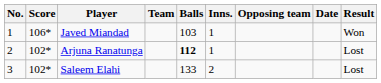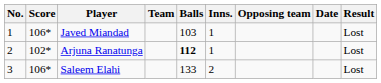(354, 32) Won -> (354, 32) Lost
(40, 69) 102* -> (40, 69) 106*
